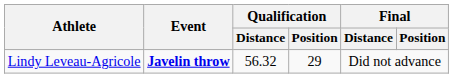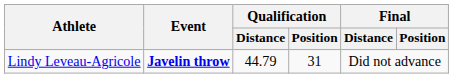(261, 61) 56.32 -> (261, 61) 44.79
(315, 61) 29 -> (315, 61) 31
